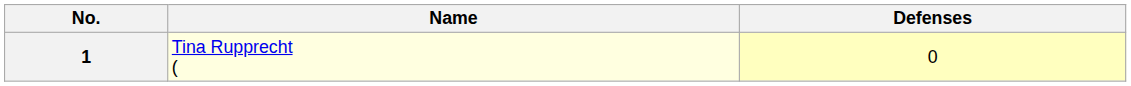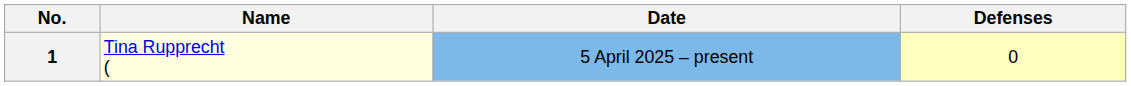+ column: (667, 18)
